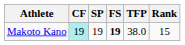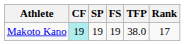(115, 31) bold -> (115, 31) normal
(164, 31) 15 -> (164, 31) 17
